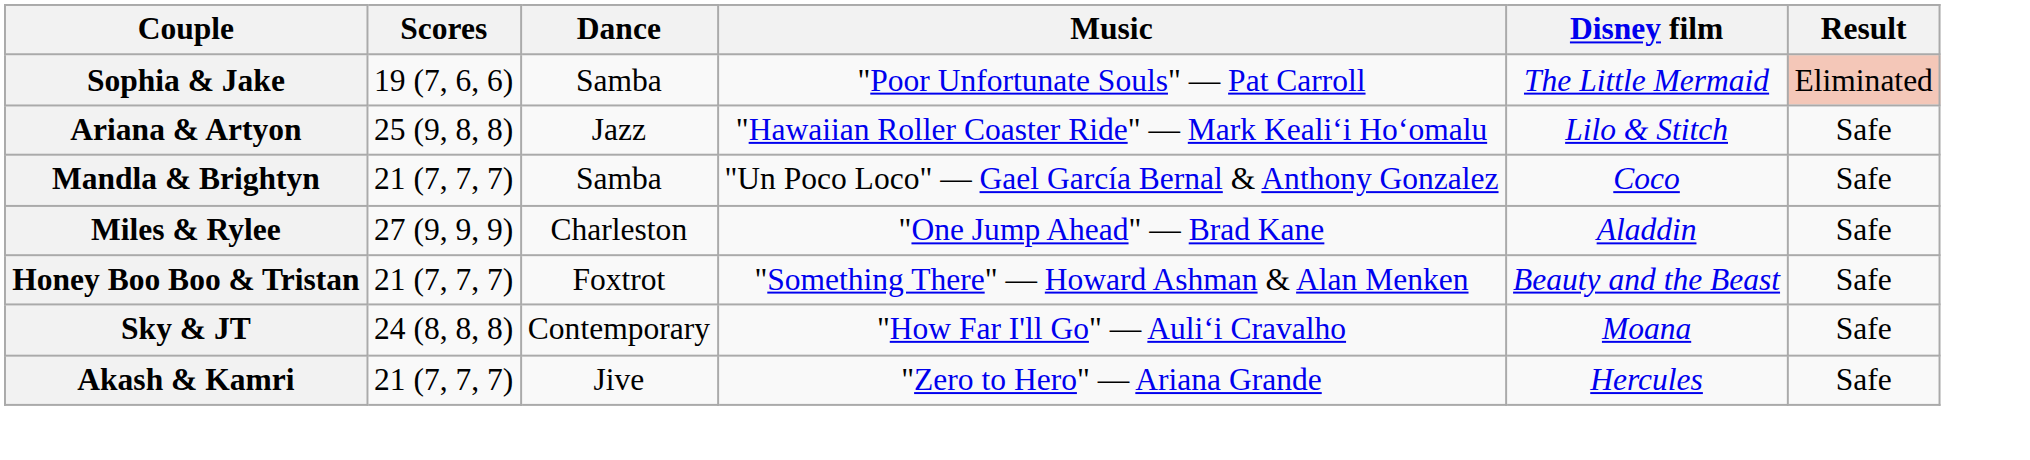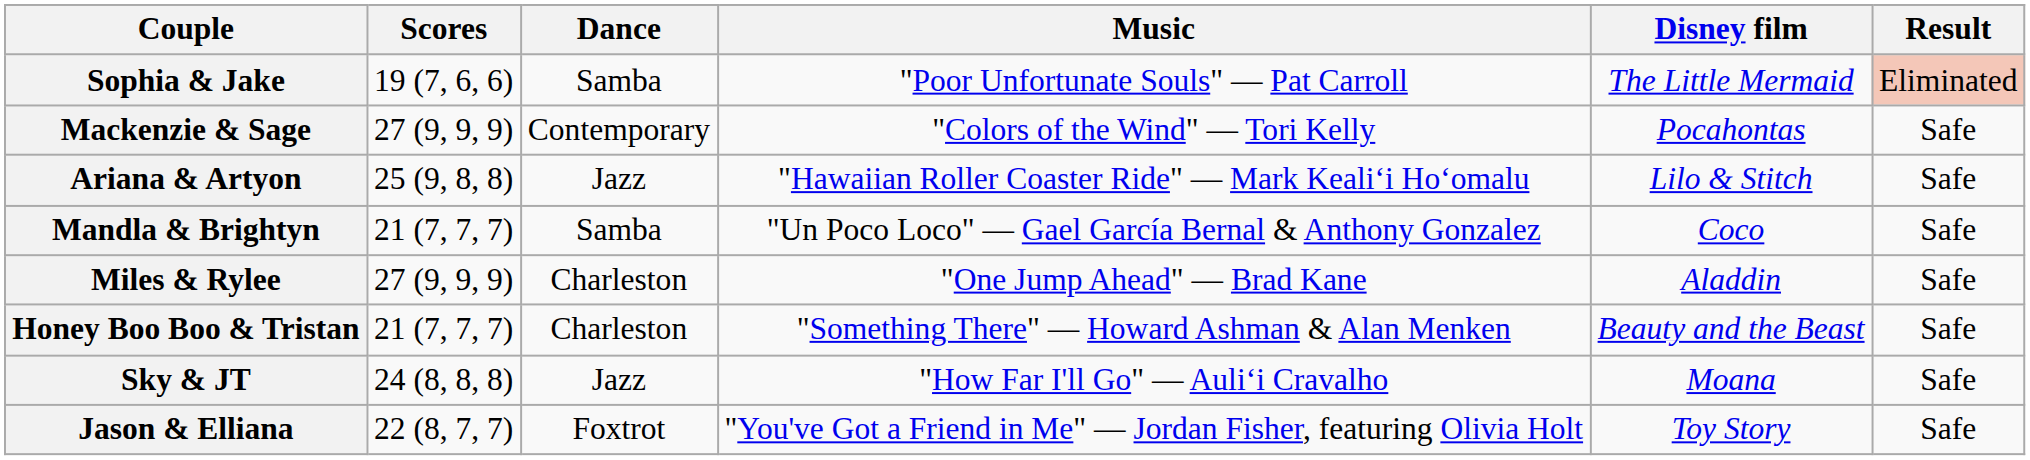+ row: (186, 129)
(619, 279) Foxtrot -> (619, 329) Charleston
(619, 329) Contemporary -> (619, 379) Jazz
+ row: (186, 429)
- row: (186, 379)
